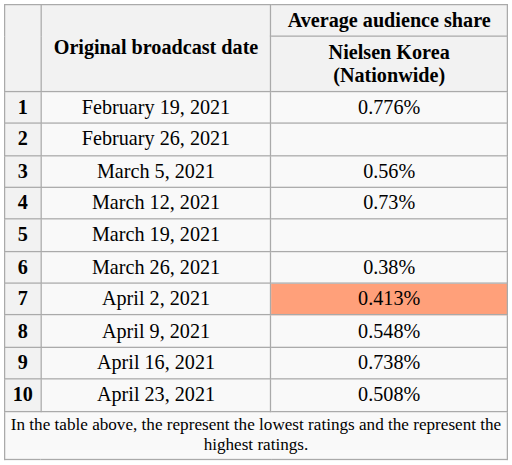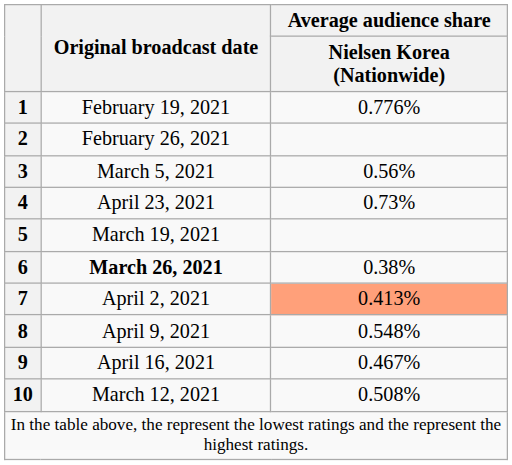(156, 203) March 12, 2021 -> (156, 203) April 23, 2021
(156, 266) normal -> (156, 266) bold
(389, 362) 0.738% -> (389, 362) 0.467%
(156, 394) April 23, 2021 -> (156, 394) March 12, 2021
